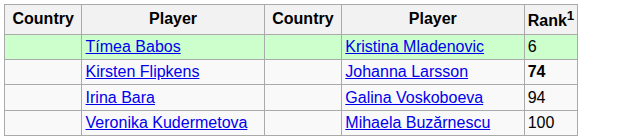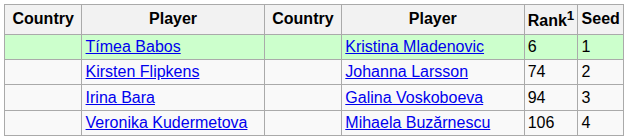+ column: (601, 19)
(537, 72) bold -> (537, 72) normal
(541, 123) 100 -> (541, 123) 106
